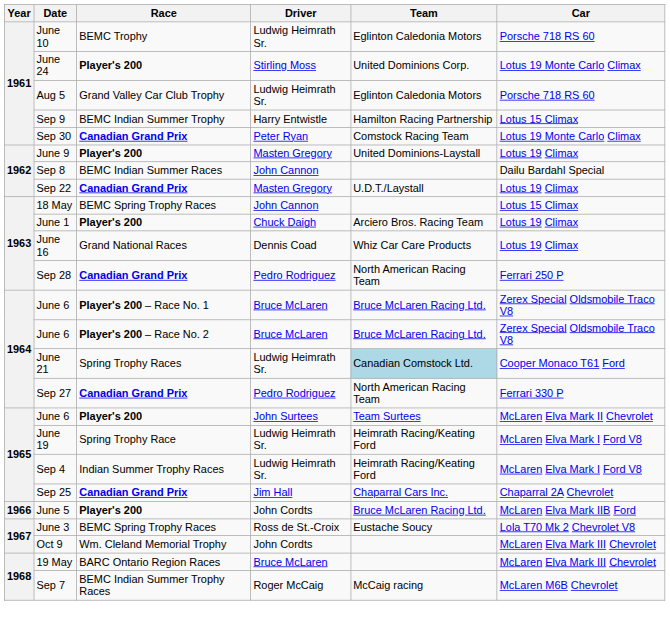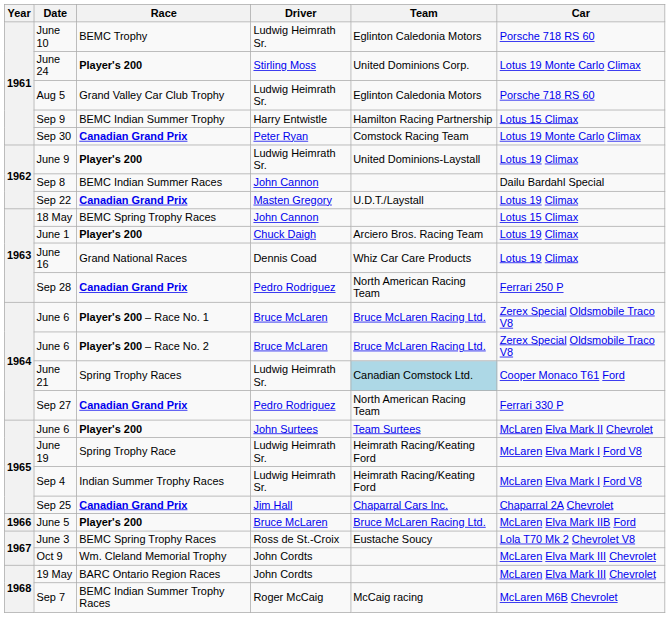(293, 154) Masten Gregory -> (294, 160) Ludwig Heimrath Sr.
(283, 510) John Cordts -> (291, 522) Bruce McLaren
(291, 562) Bruce McLaren -> (283, 574) John Cordts
